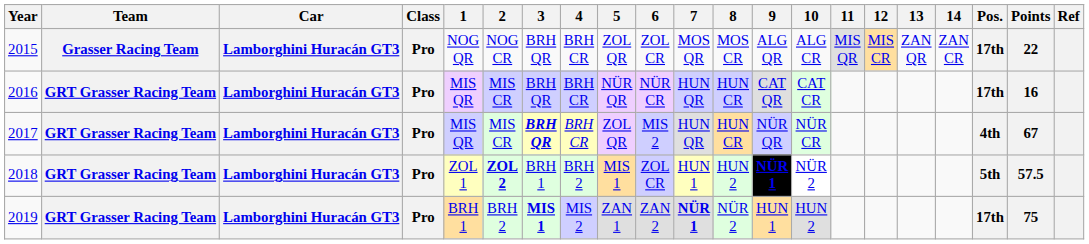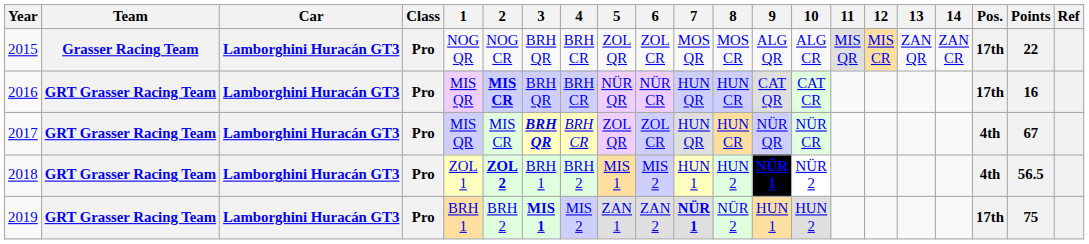(502, 91) normal -> (502, 91) bold
(655, 133) MIS 2 -> (655, 133) ZOL CR
(655, 175) ZOL CR -> (655, 175) MIS 2
(990, 175) 5th -> (990, 175) 4th
(1031, 175) 57.5 -> (1031, 175) 56.5
